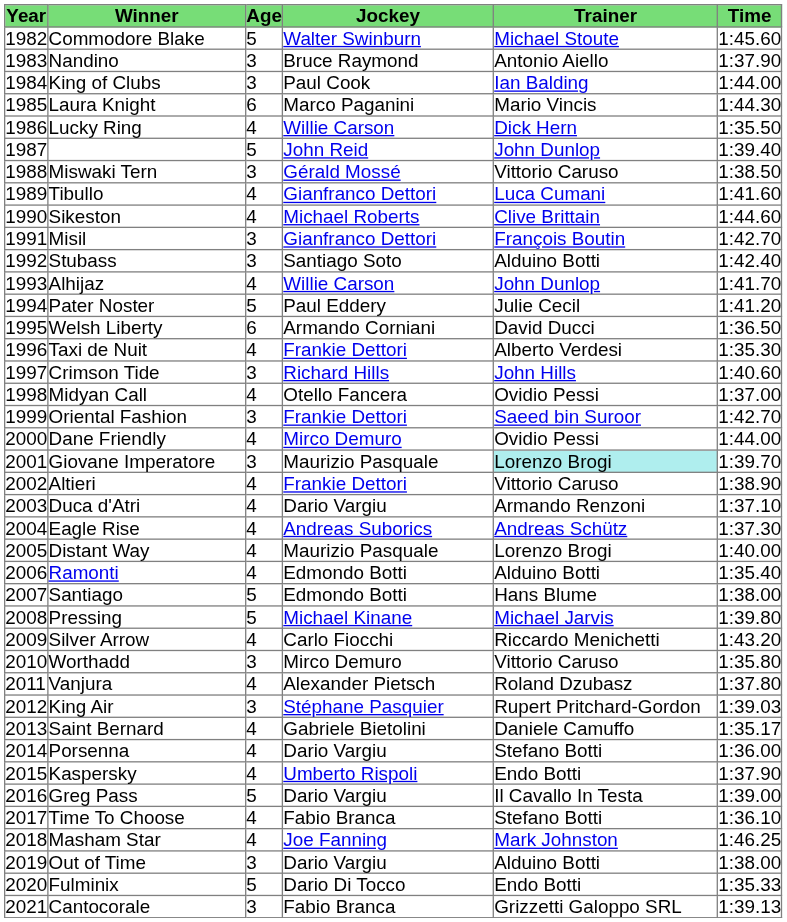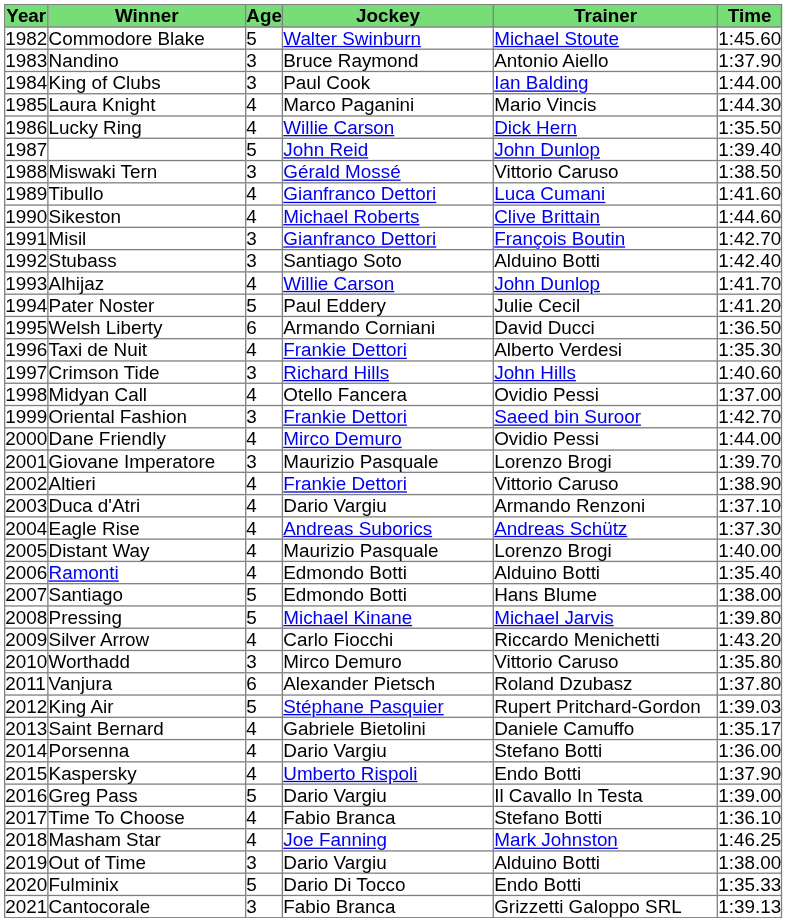(252, 105) 6 -> (252, 105) 4
(553, 461) paleturquoise background -> (553, 461) no background
(252, 684) 4 -> (252, 684) 6
(252, 706) 3 -> (252, 706) 5
